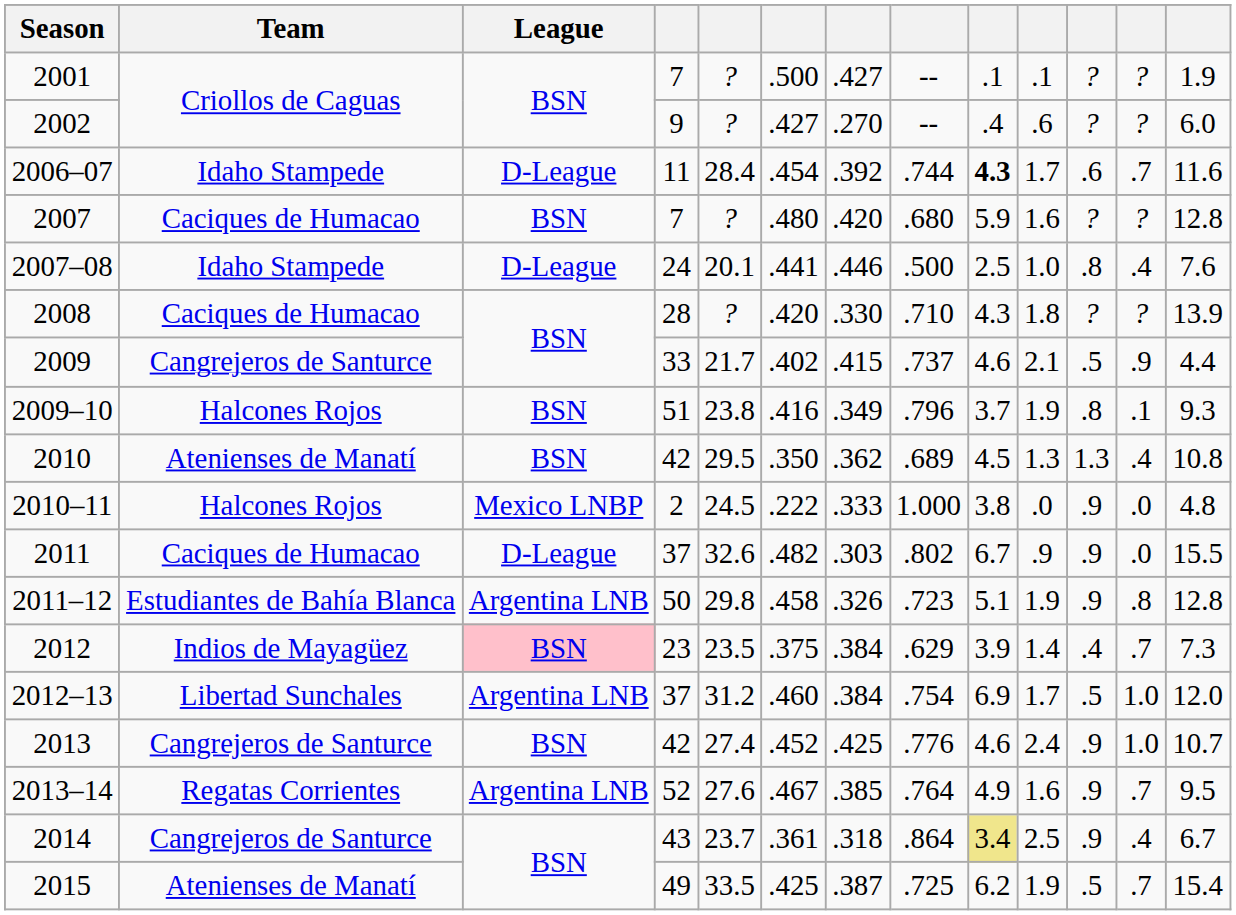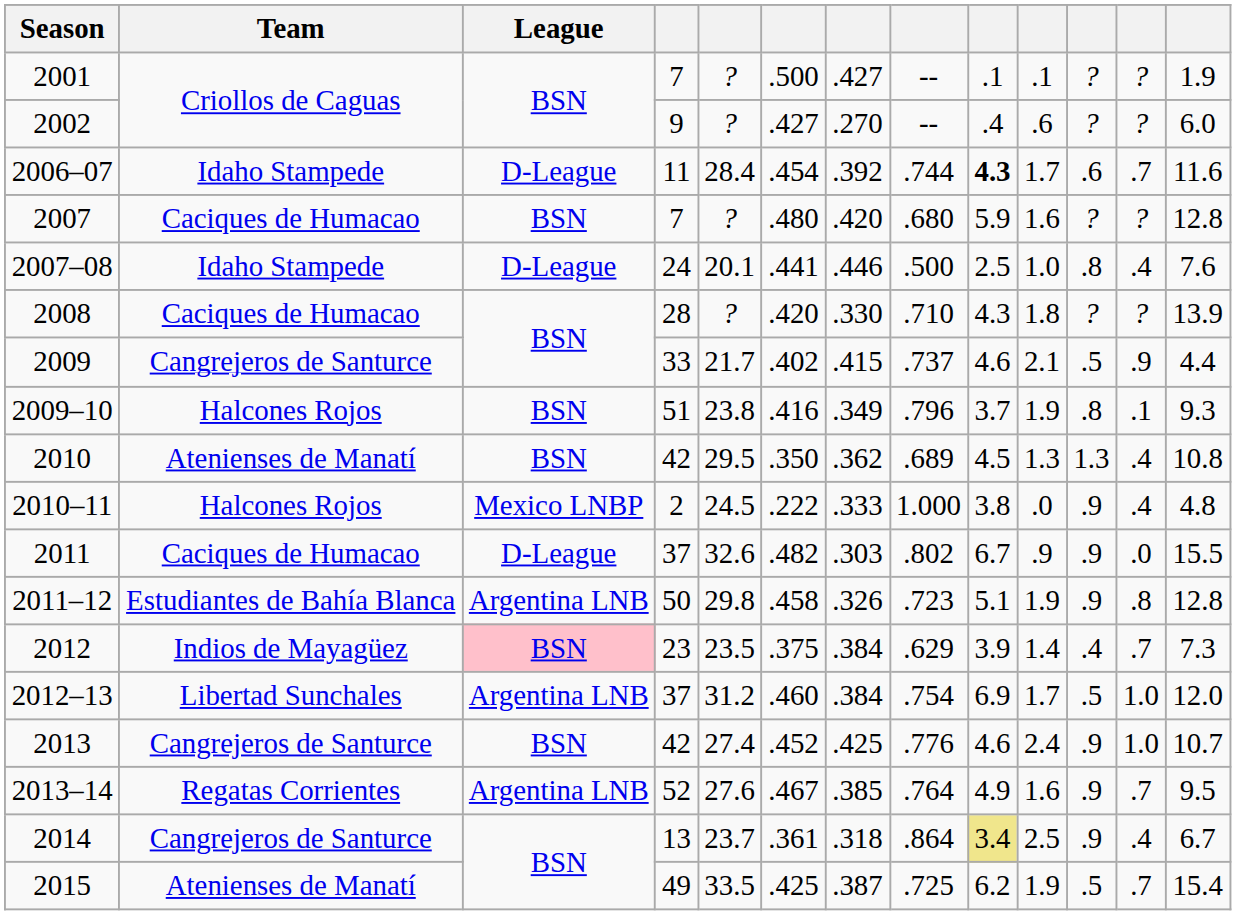(1141, 504) .0 -> (1141, 504) .4
(677, 838) 43 -> (677, 838) 13
